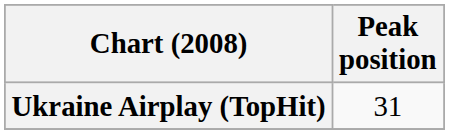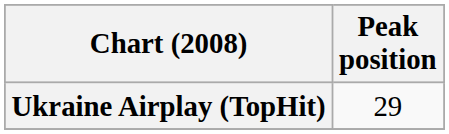(388, 105) 31 -> (388, 105) 29
